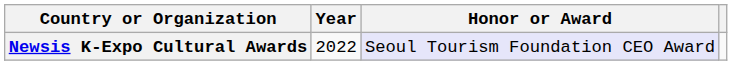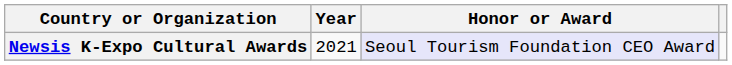(336, 47) 2022 -> (336, 47) 2021
